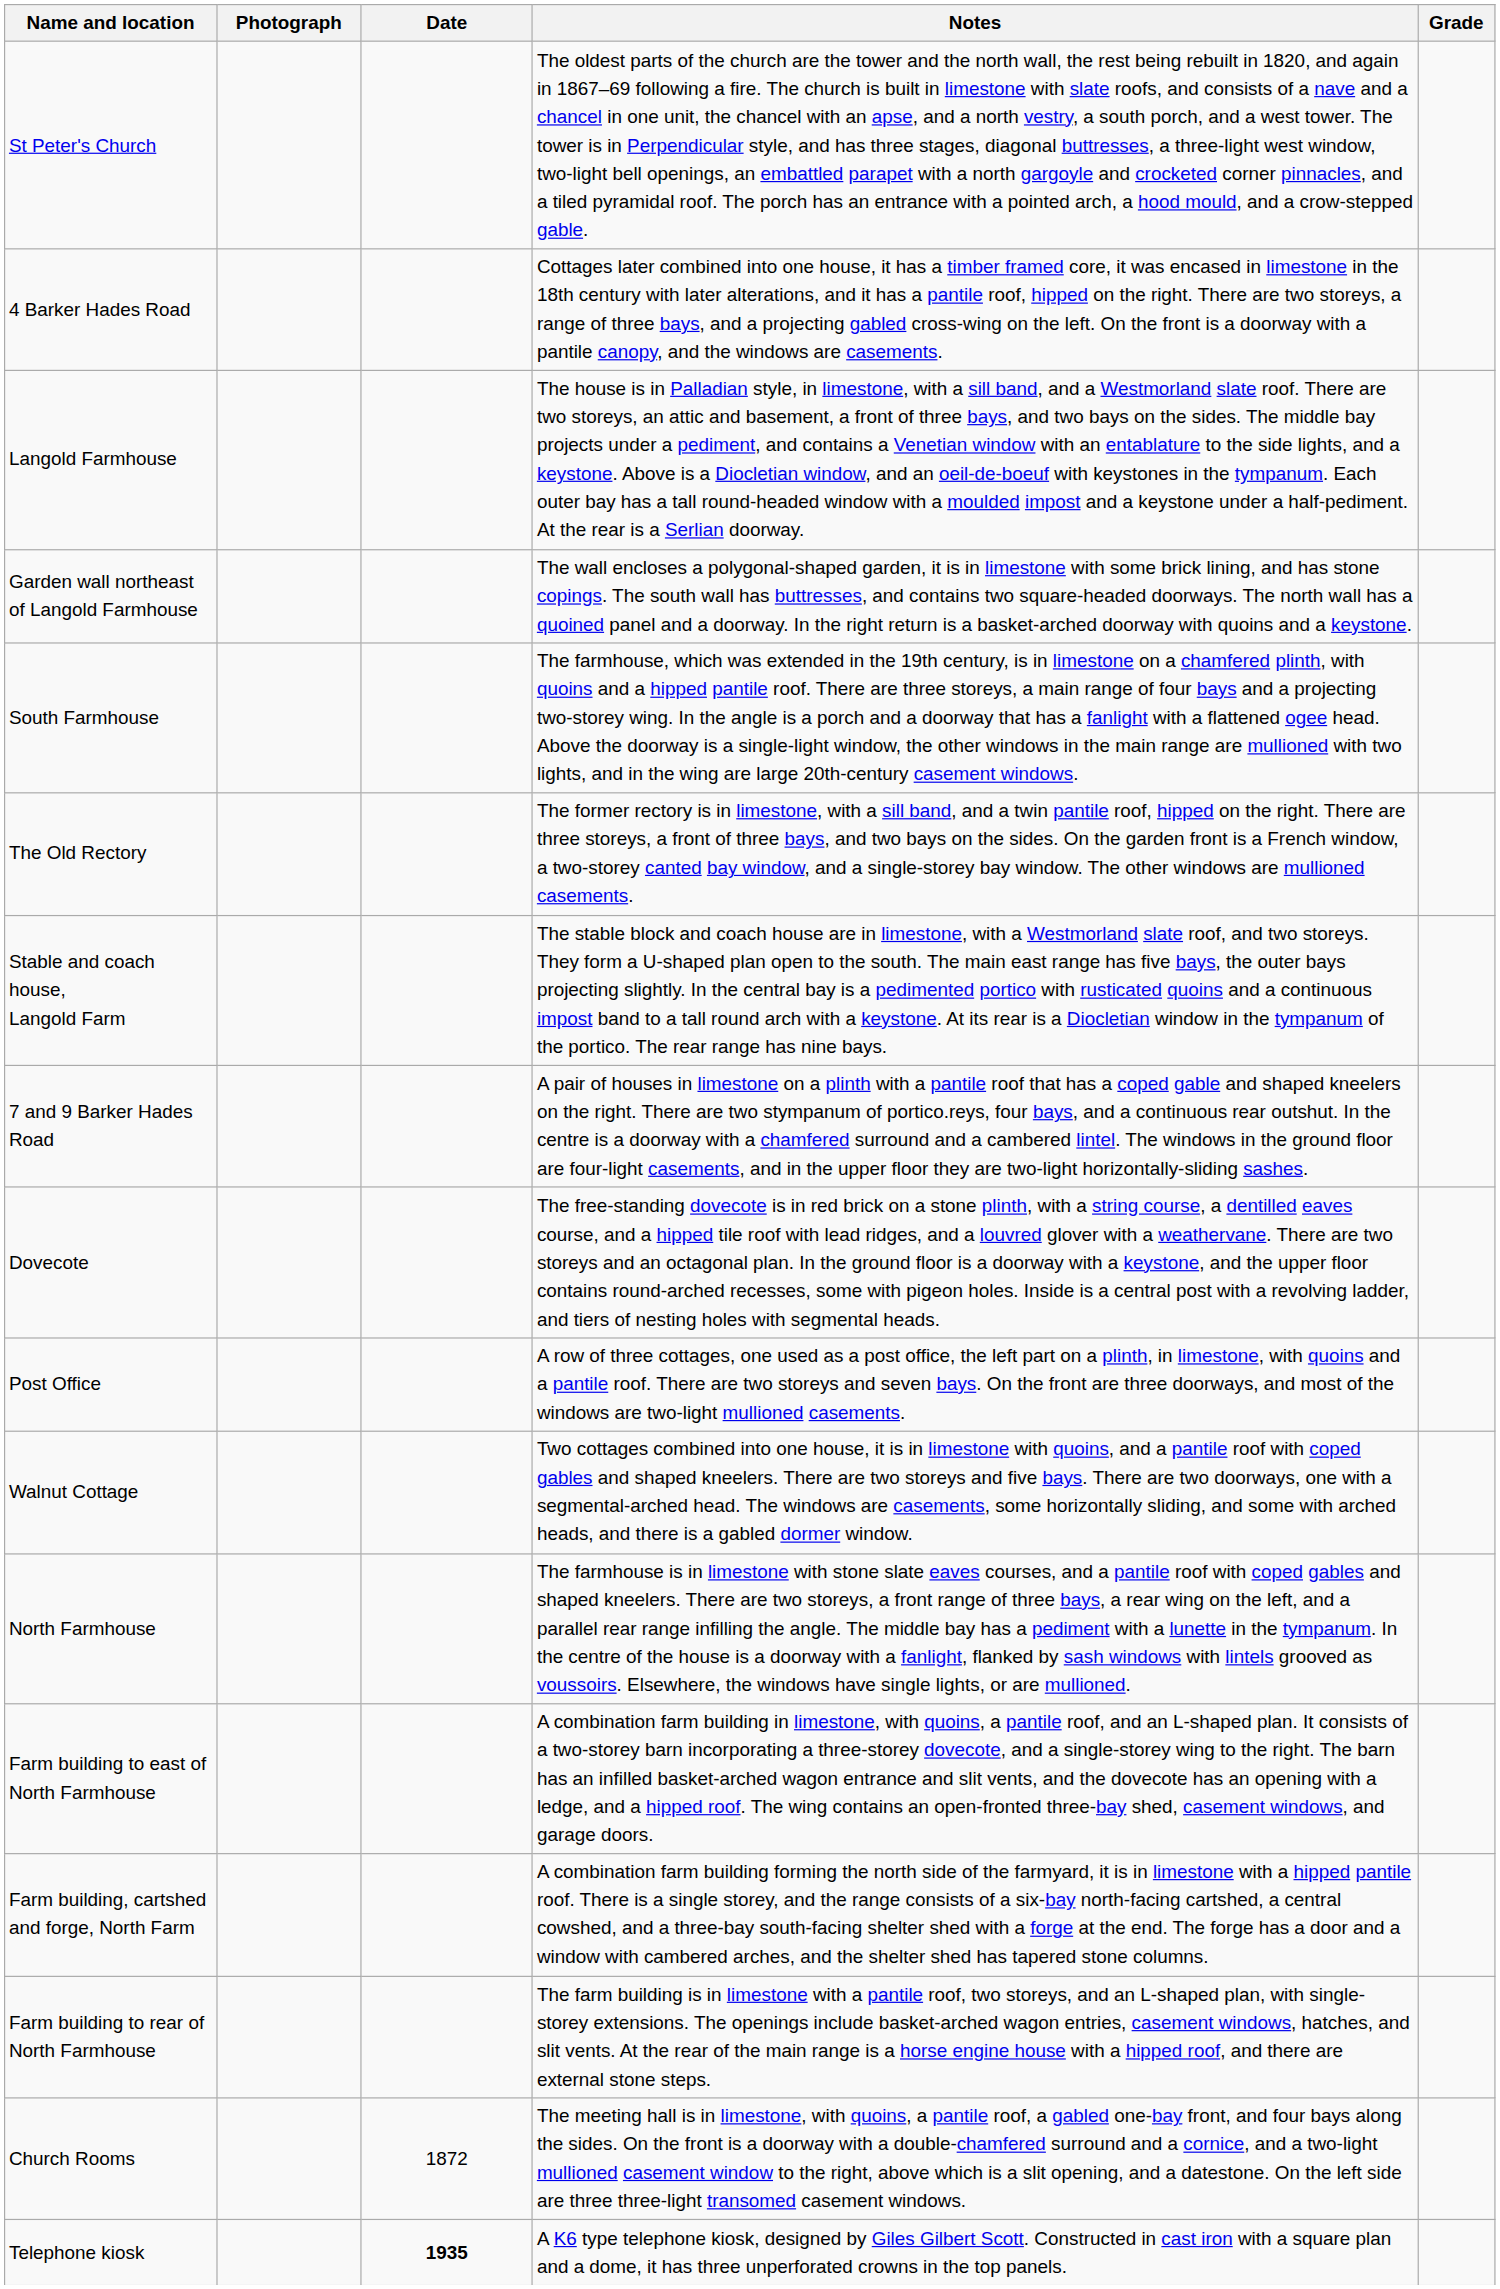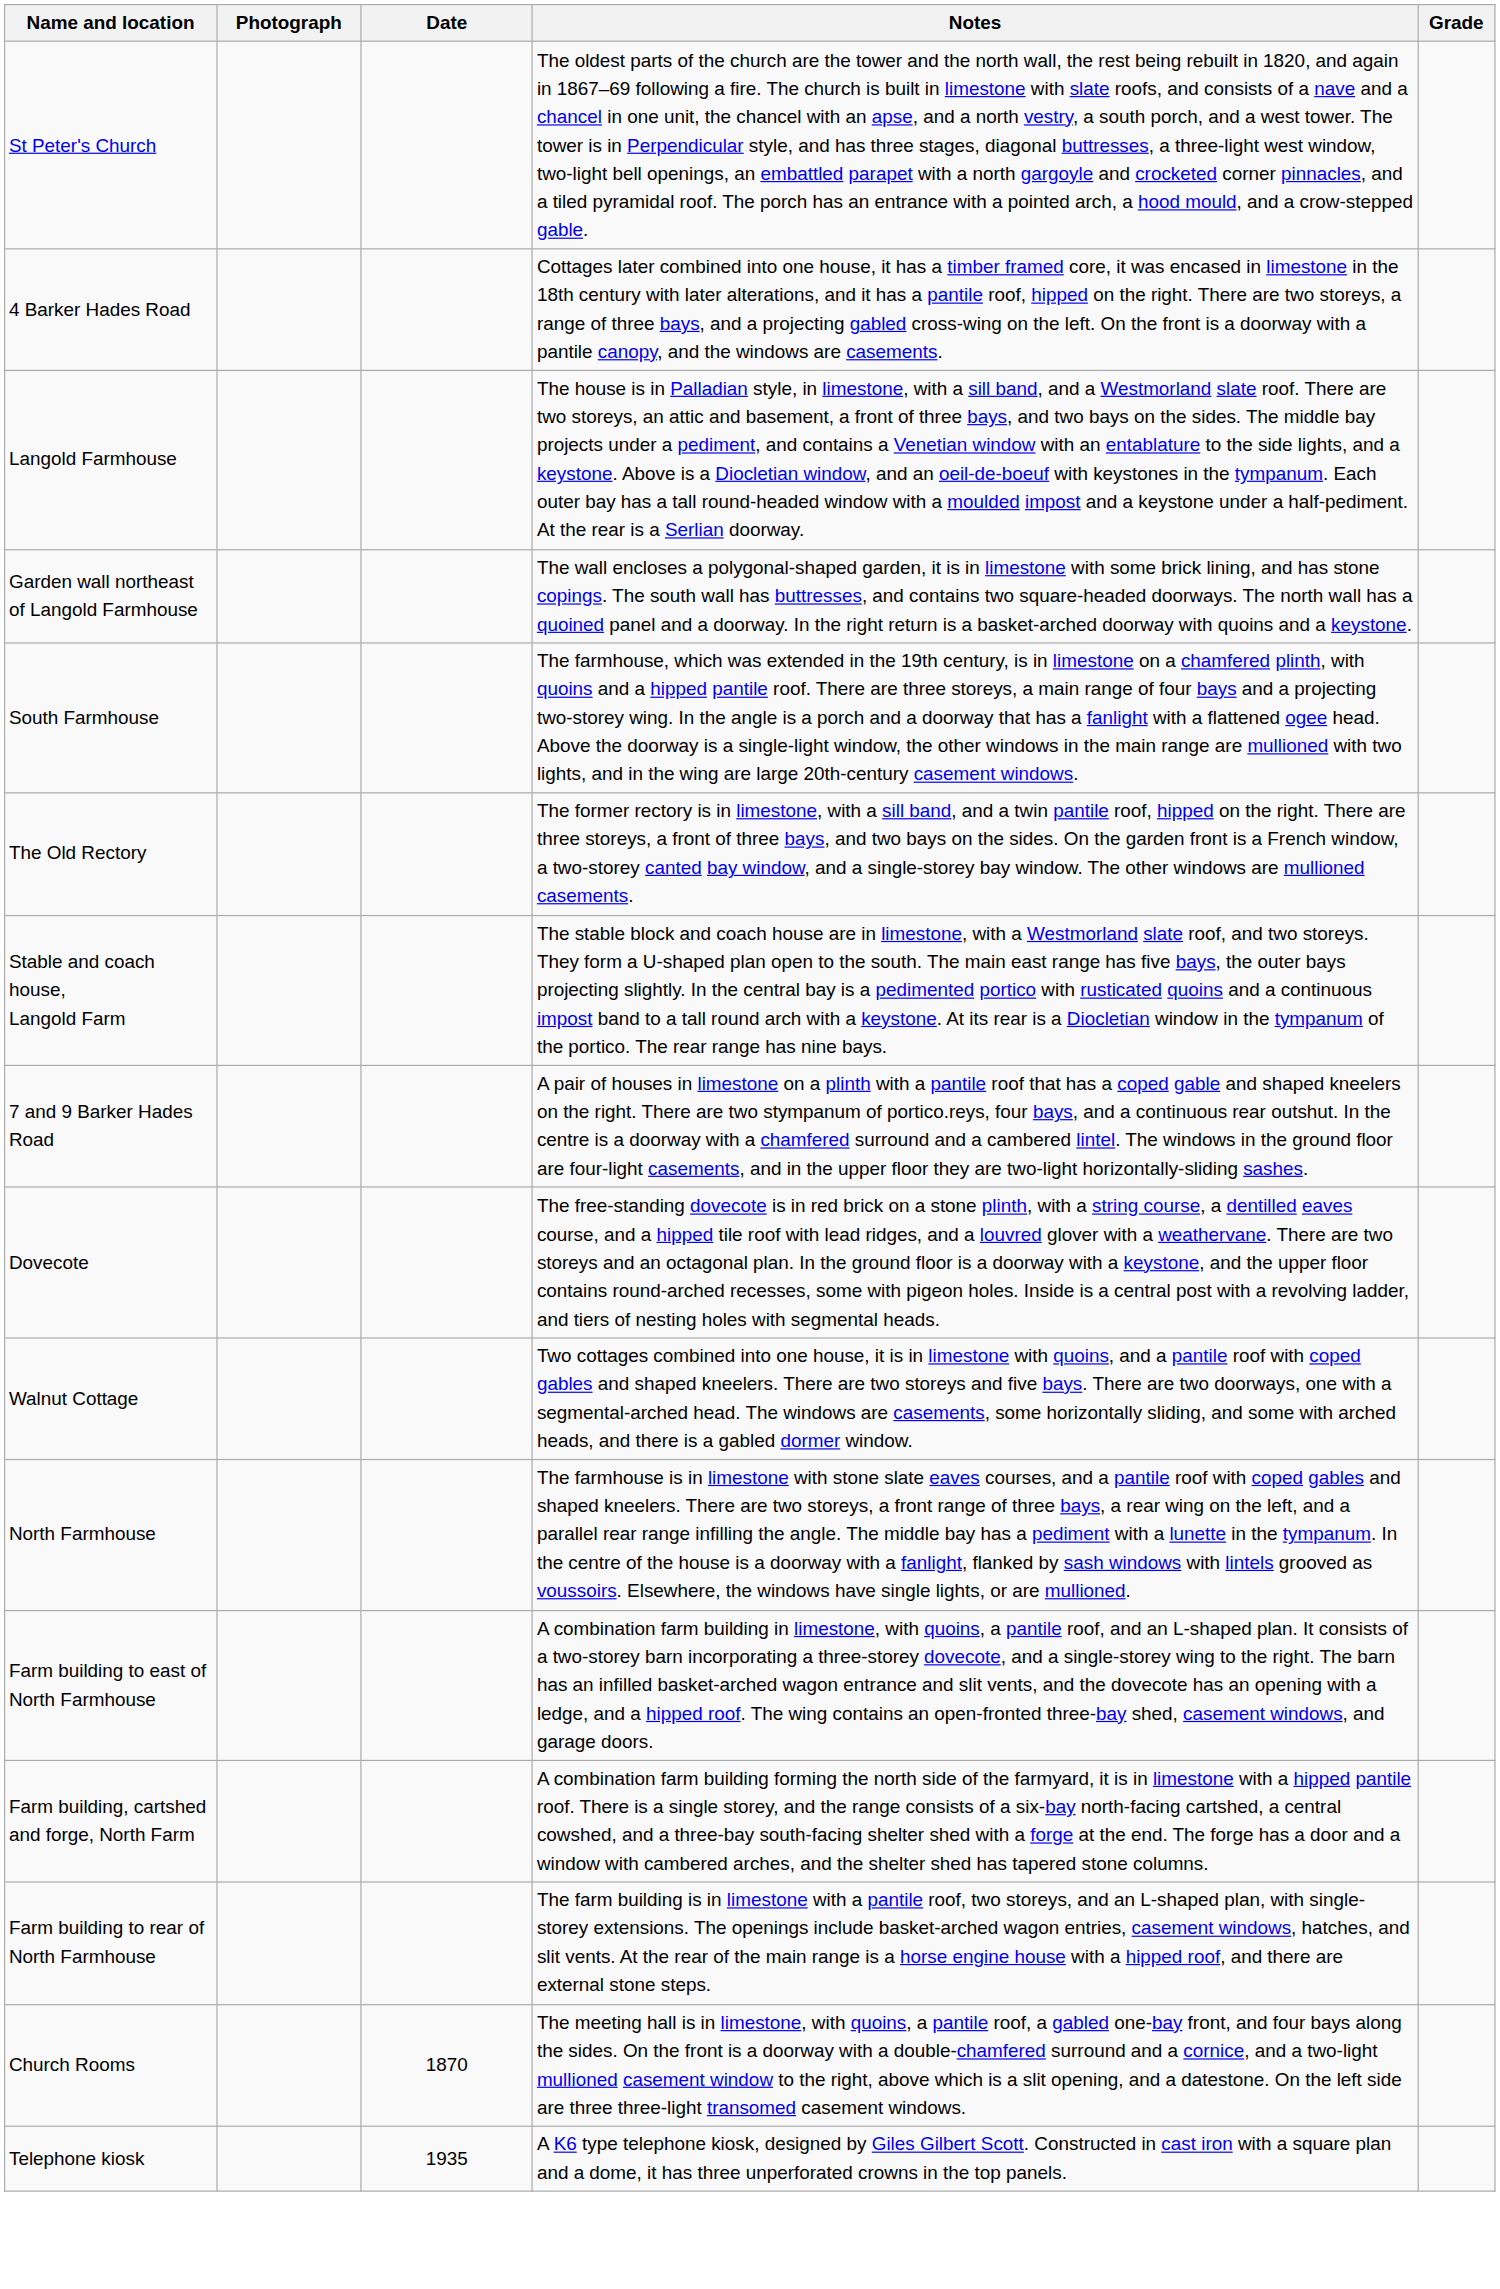- row: (55, 1384)
(447, 2158) 1872 -> (447, 2065) 1870
(447, 2252) bold -> (447, 2158) normal
